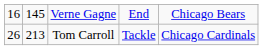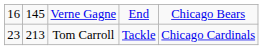(14, 34) 26 -> (14, 34) 23
